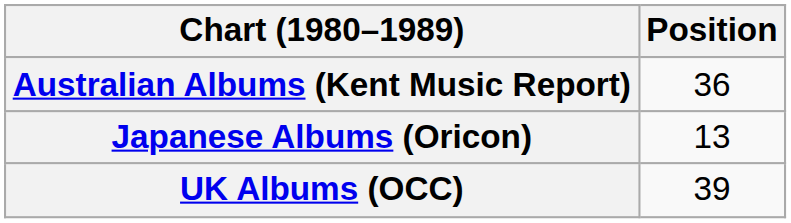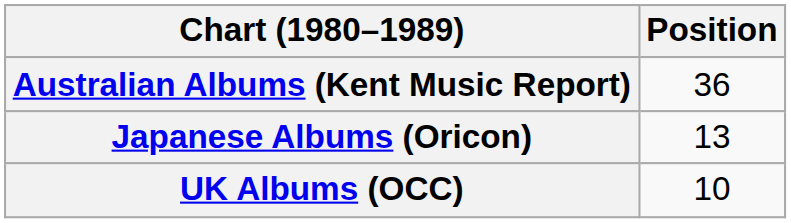(712, 189) 39 -> (712, 189) 10
